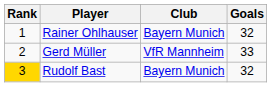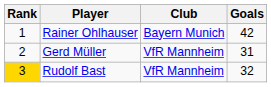(247, 33) 32 -> (247, 33) 42
(247, 52) 33 -> (247, 52) 31
(184, 71) Bayern Munich -> (184, 71) VfR Mannheim
